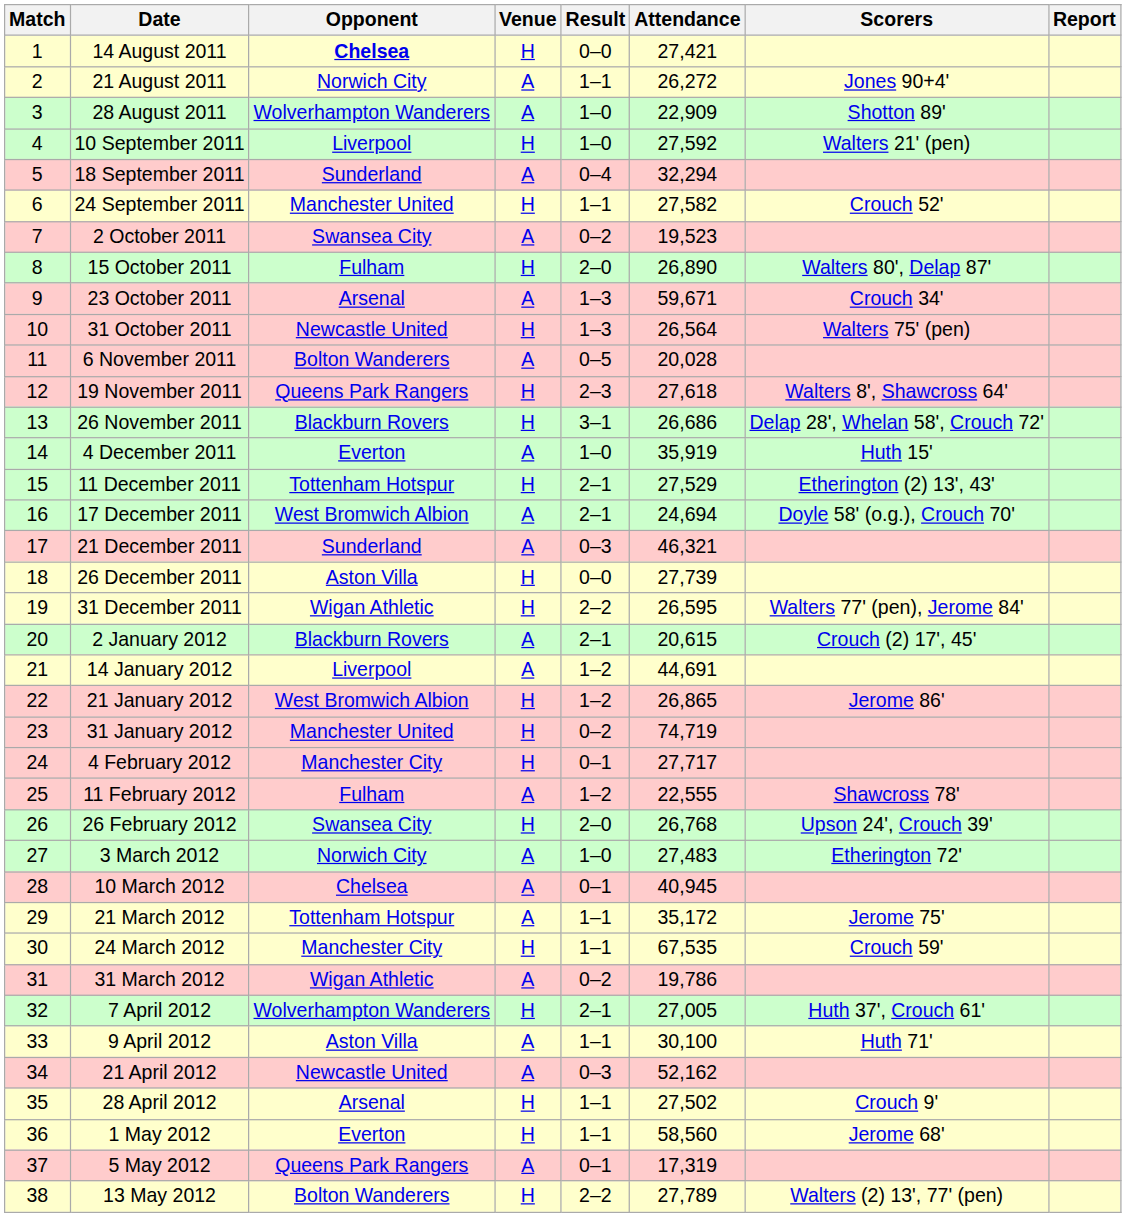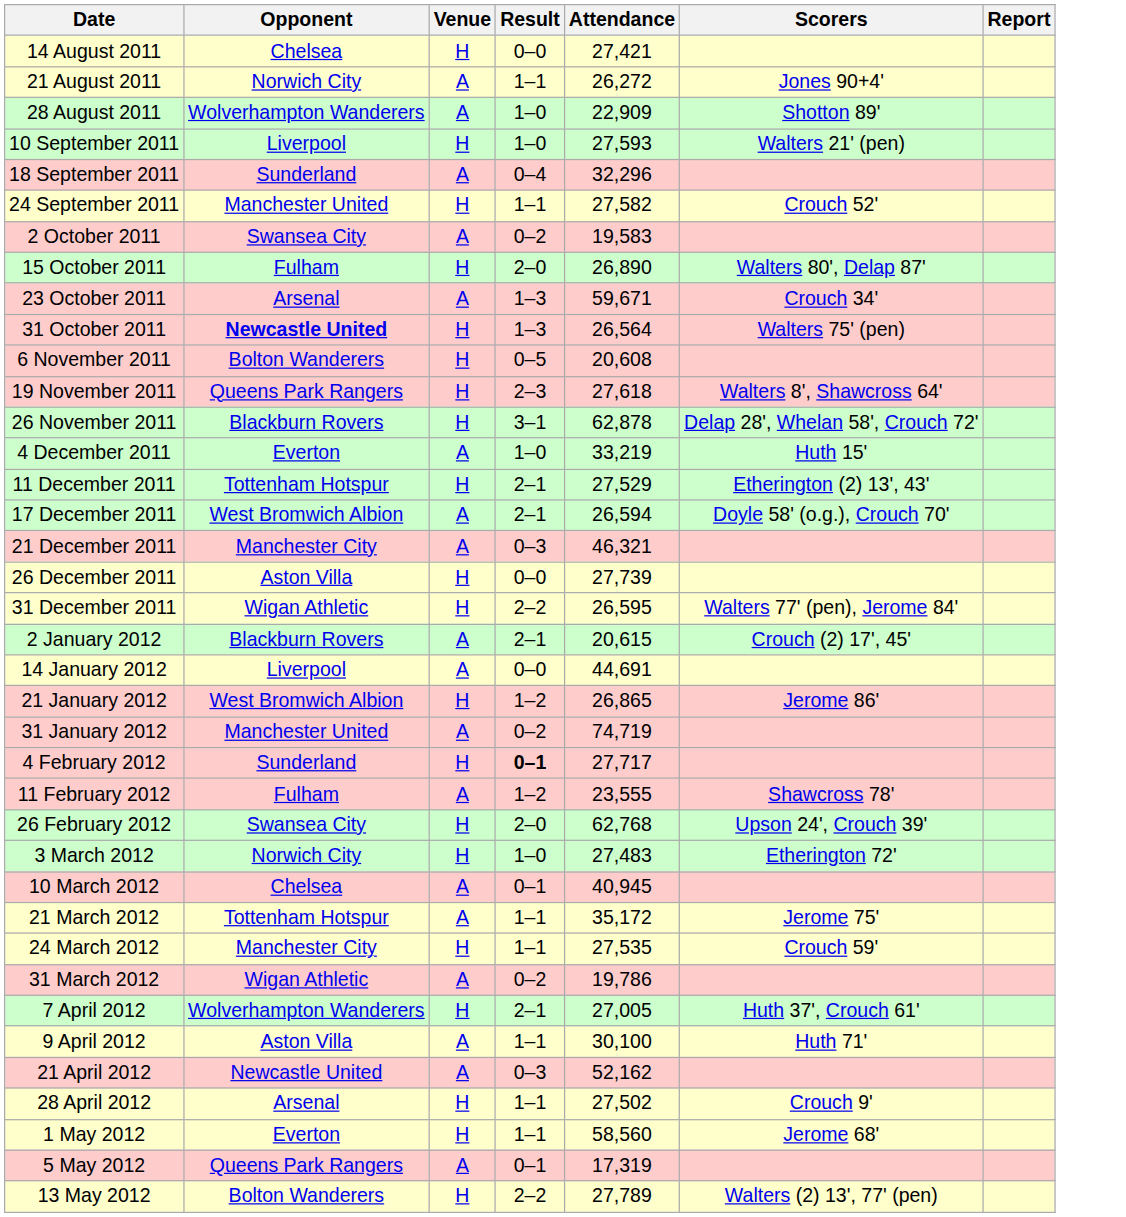- column: (37, 19)
(372, 50) bold -> (306, 50) normal
(687, 143) 27,592 -> (622, 143) 27,593
(687, 174) 32,294 -> (622, 174) 32,296
(687, 236) 19,523 -> (622, 236) 19,583
(372, 329) normal -> (306, 329) bold
(528, 360) A -> (462, 360) H
(687, 360) 20,028 -> (622, 360) 20,608
(687, 422) 26,686 -> (622, 422) 62,878
(687, 453) 35,919 -> (622, 453) 33,219
(687, 515) 24,694 -> (622, 515) 26,594
(372, 546) Sunderland -> (306, 546) Manchester City
(595, 670) 1–2 -> (530, 670) 0–0
(528, 732) H -> (462, 732) A
(372, 762) Manchester City -> (306, 762) Sunderland
(595, 762) normal -> (530, 762) bold
(687, 793) 22,555 -> (622, 793) 23,555
(687, 824) 26,768 -> (622, 824) 62,768
(528, 855) A -> (462, 855) H
(687, 948) 67,535 -> (622, 948) 27,535
